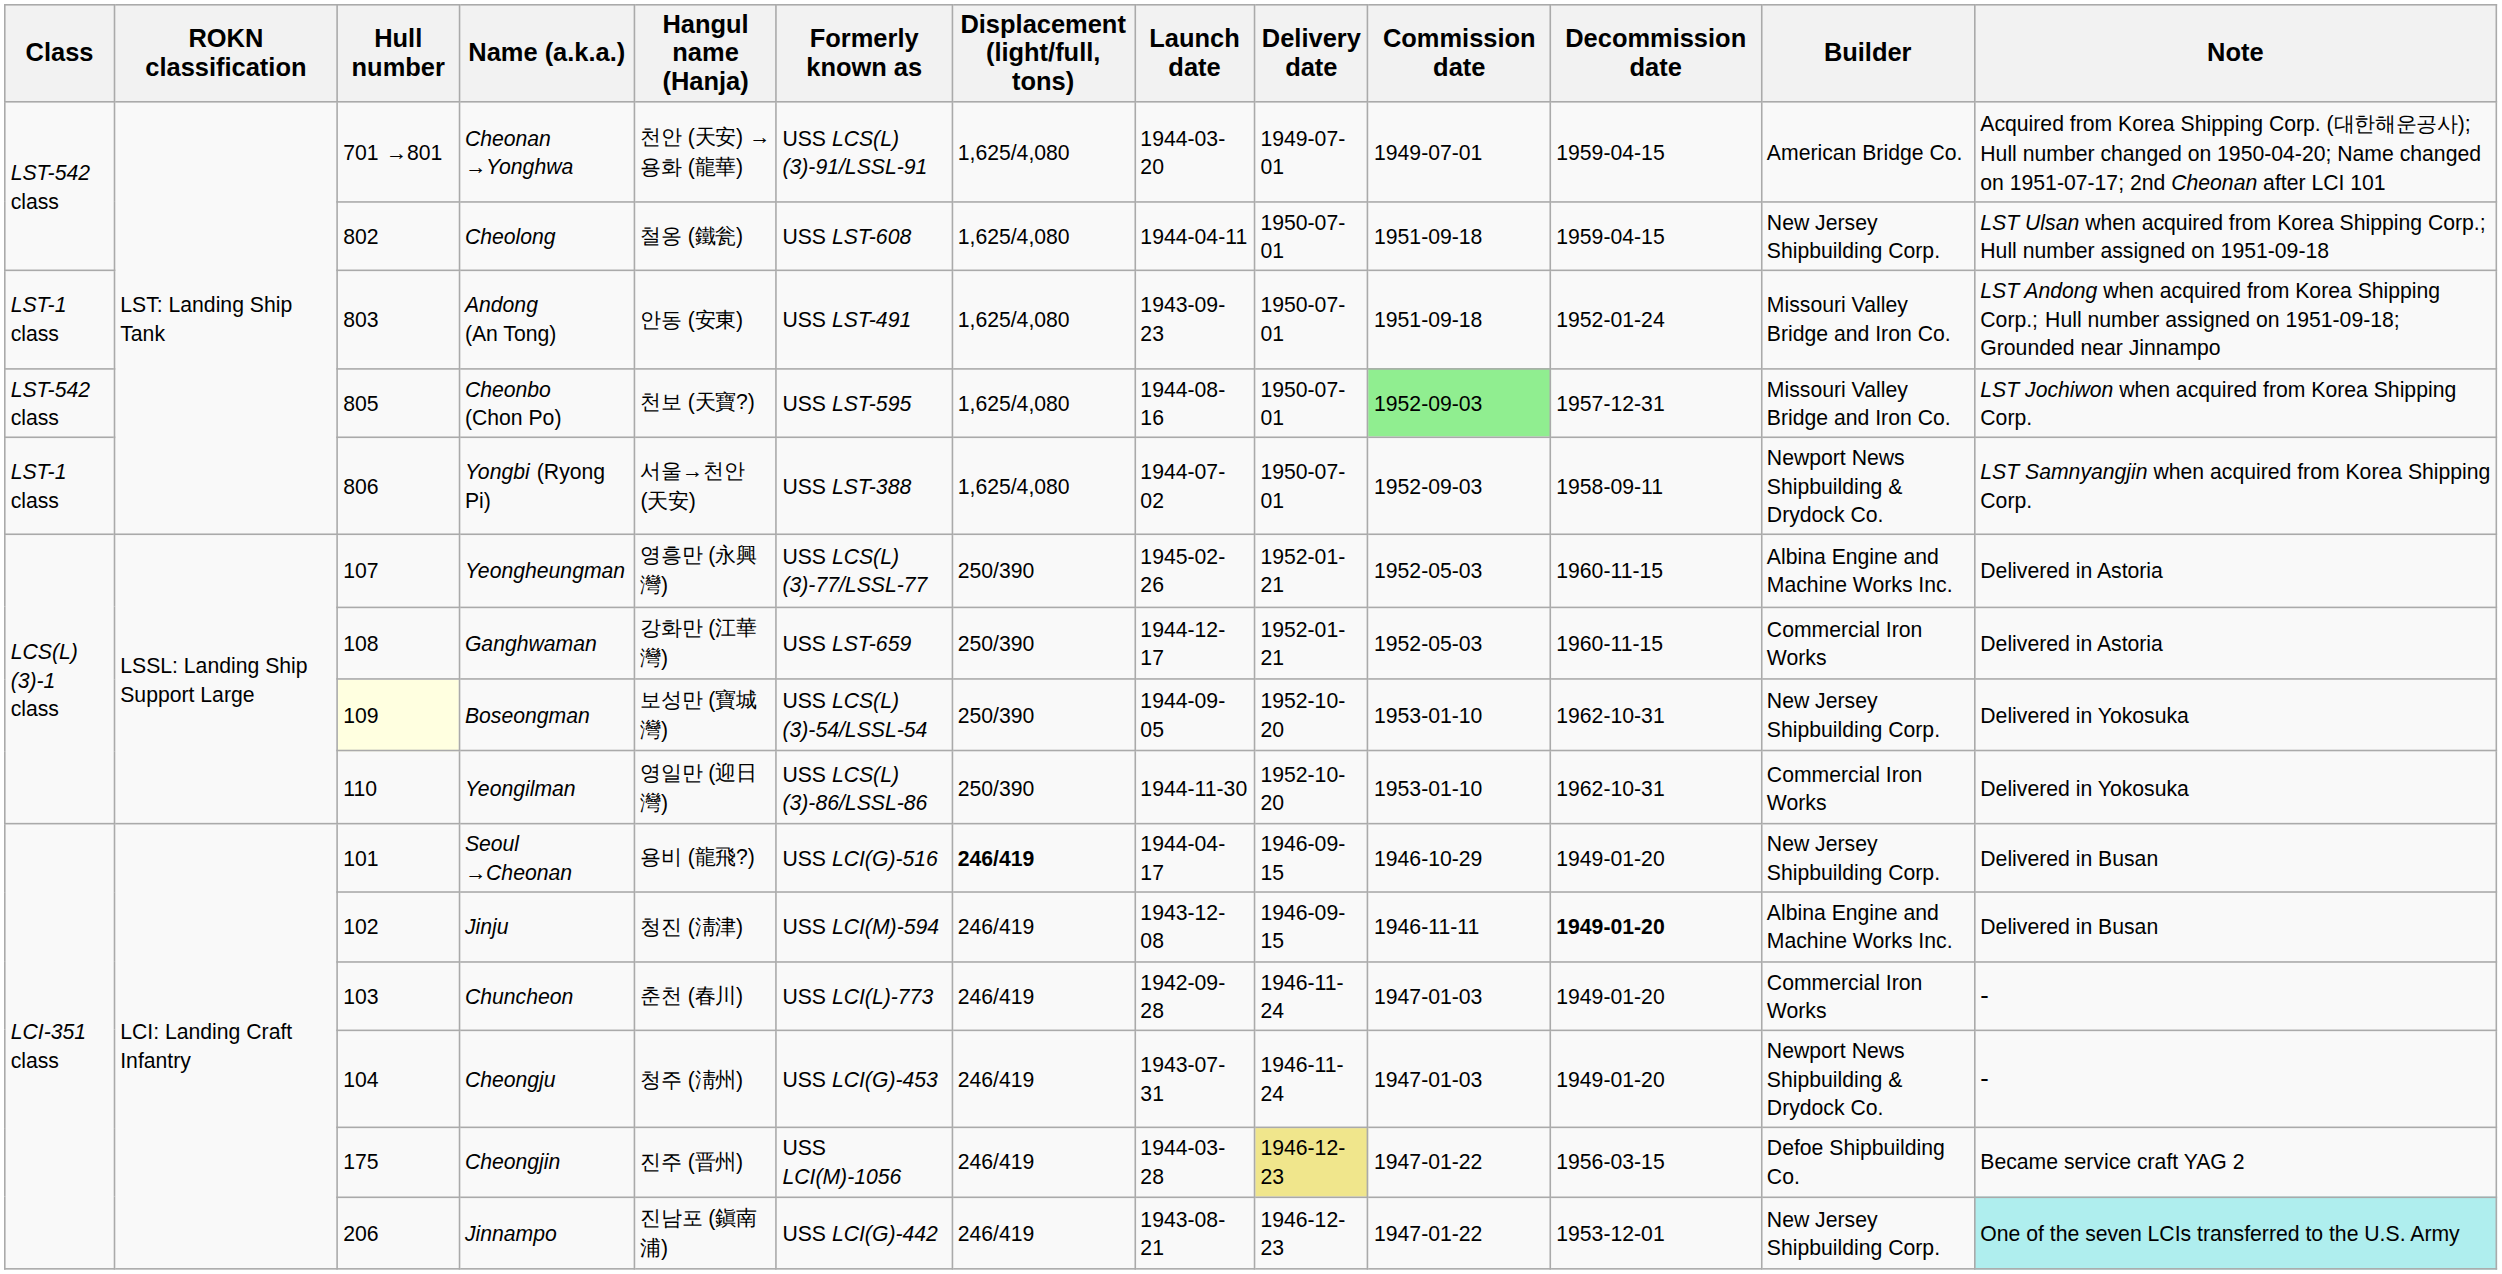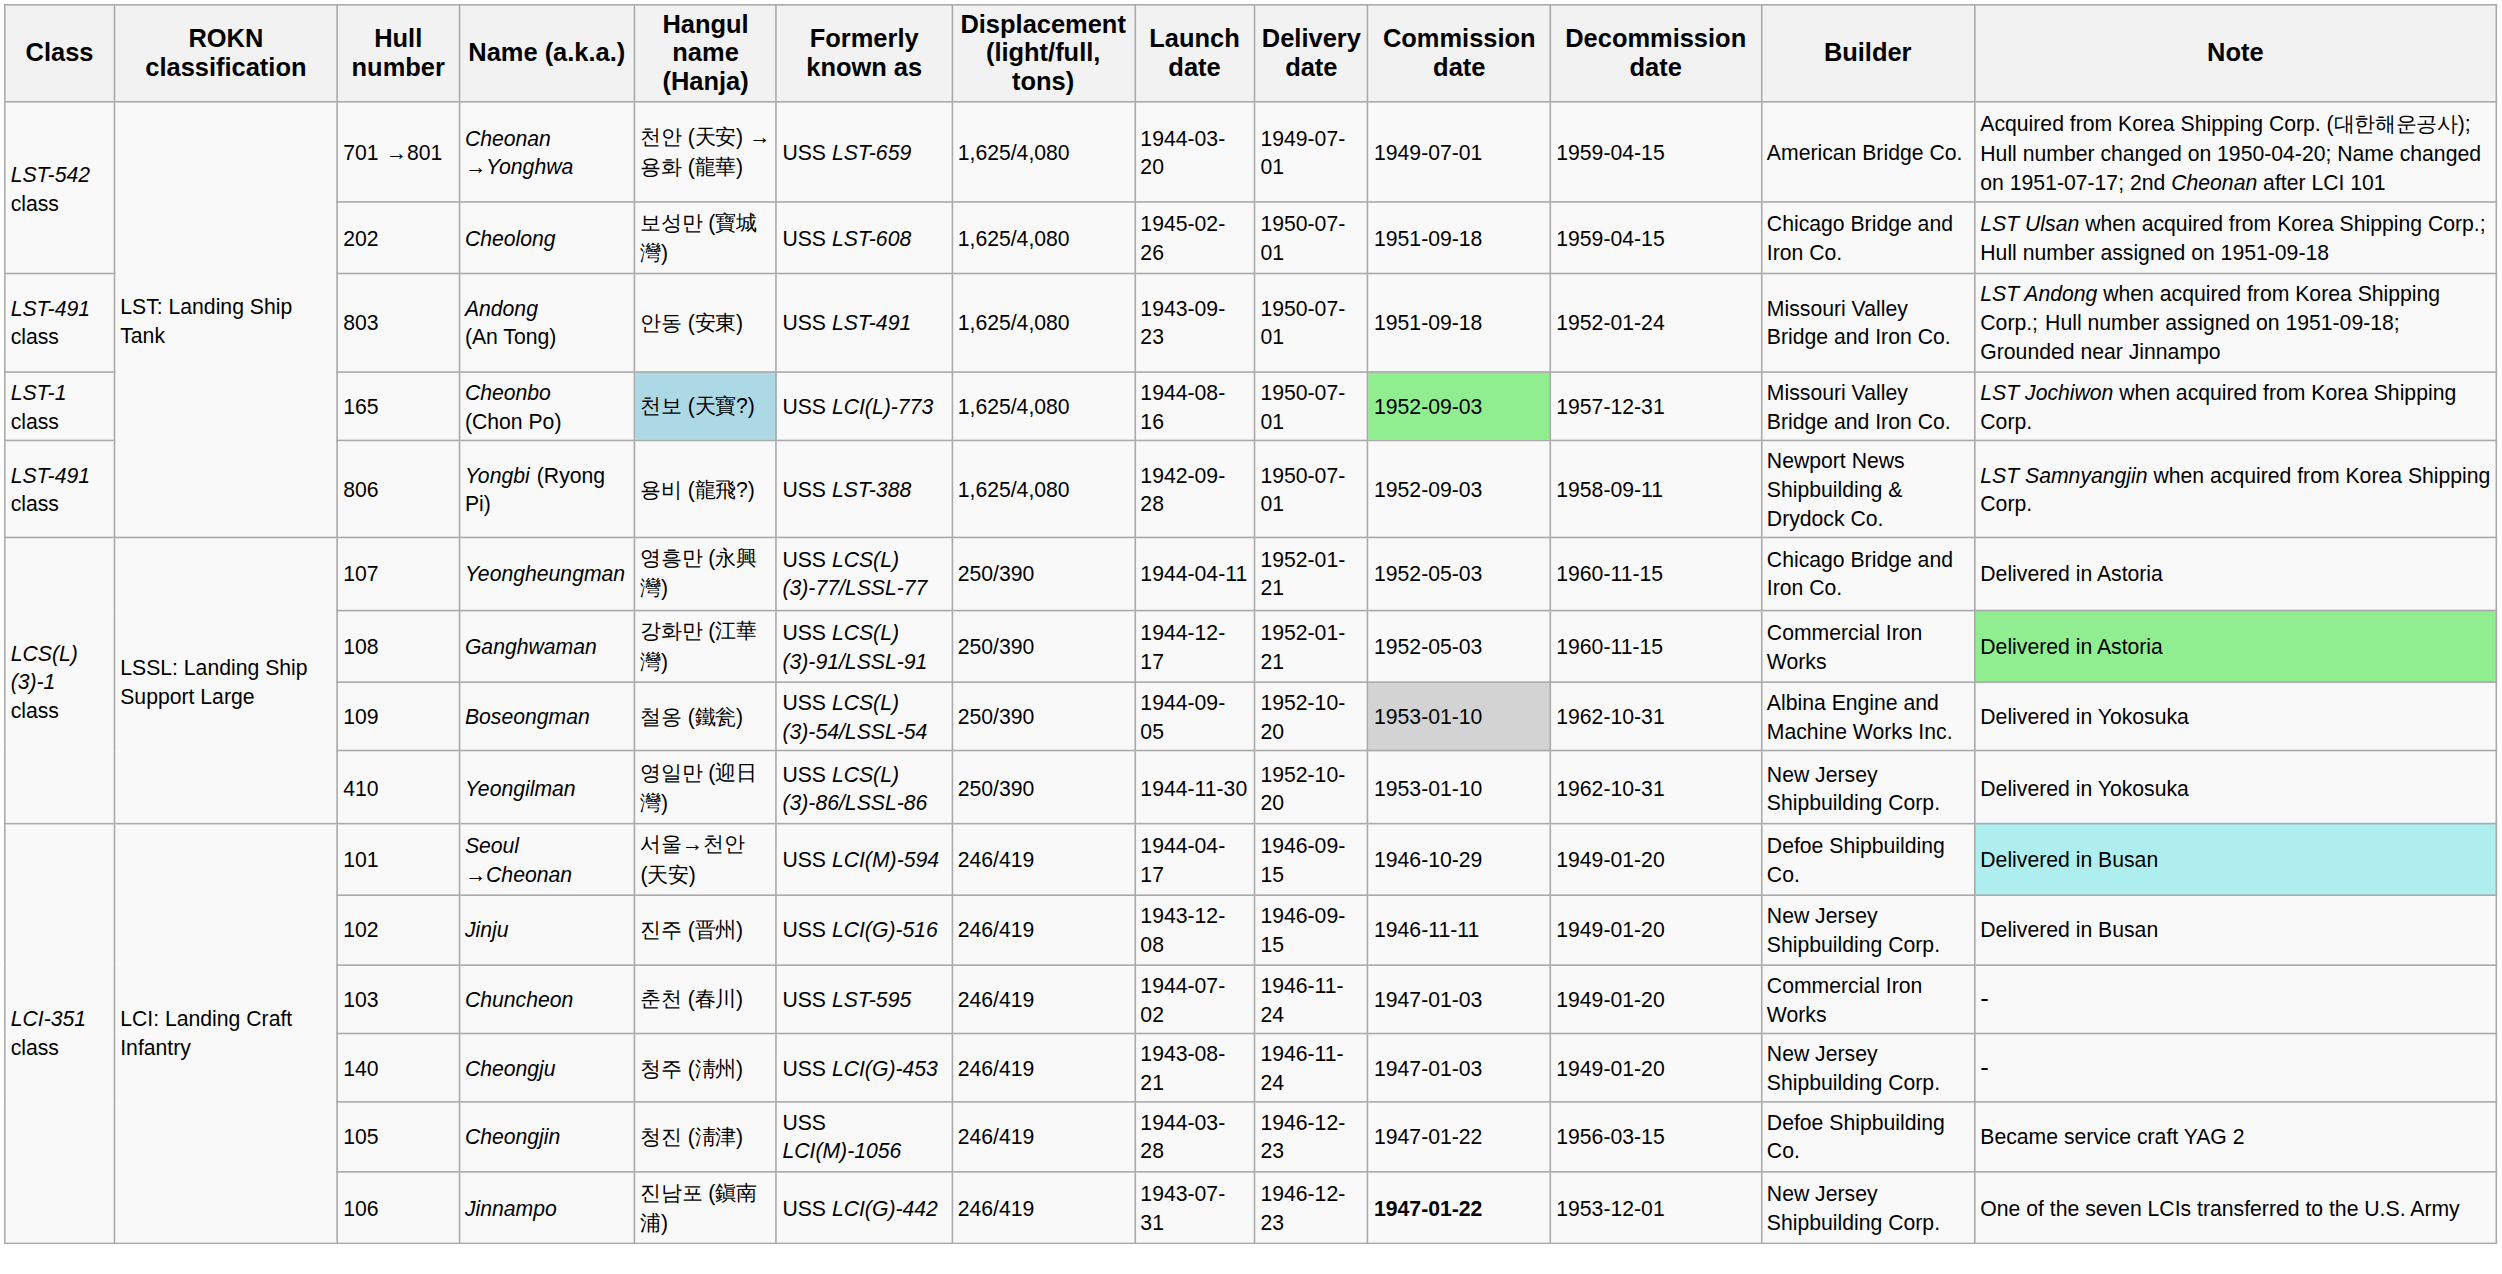(855, 153) USS LCS(L)(3)-91/LSSL-91 -> (847, 153) USS LST-659
(361, 237) 802 -> (361, 238) 202
(692, 236) 철옹 (鐵瓮) -> (699, 238) 보성만 (寶城灣)
(1194, 237) 1944-04-11 -> (1183, 238) 1945-02-26
(1853, 237) New Jersey Shipbuilding Corp. -> (1860, 238) Chicago Bridge and Iron Co.
(39, 320) LST-1 class -> (50, 323) LST-491 class
(50, 403) LST-542 class -> (39, 407) LST-1 class
(361, 403) 805 -> (361, 407) 165
(698, 403) no background -> (698, 406) lightblue background
(847, 403) USS LST-595 -> (858, 407) USS LCI(L)-773
(39, 487) LST-1 class -> (50, 490) LST-491 class
(692, 486) 서울→천안 (天安) -> (698, 489) 용비 (龍飛?)
(1183, 487) 1944-07-02 -> (1183, 490) 1942-09-28
(1183, 572) 1945-02-26 -> (1194, 575) 1944-04-11
(1860, 572) Albina Engine and Machine Works Inc. -> (1860, 575) Chicago Bridge and Iron Co.
(847, 644) USS LST-659 -> (855, 647) USS LCS(L)(3)-91/LSSL-91
(2072, 644) no background -> (2072, 647) lightgreen background
(361, 716) lightyellow background -> (361, 717) no background
(699, 715) 보성만 (寶城灣) -> (692, 717) 철옹 (鐵瓮)
(1428, 716) no background -> (1428, 717) lightgrey background
(1853, 716) New Jersey Shipbuilding Corp. -> (1860, 717) Albina Engine and Machine Works Inc.
(360, 788) 110 -> (361, 788) 410
(1845, 788) Commercial Iron Works -> (1853, 788) New Jersey Shipbuilding Corp.
(698, 858) 용비 (龍飛?) -> (692, 859) 서울→천안 (天安)
(860, 859) USS LCI(G)-516 -> (861, 860) USS LCI(M)-594
(996, 857) bold -> (996, 860) normal
(1853, 859) New Jersey Shipbuilding Corp. -> (1856, 860) Defoe Shipbuilding Co.
(2069, 859) no background -> (2069, 860) paleturquoise background
(692, 927) 청진 (淸津) -> (692, 930) 진주 (晋州)
(861, 927) USS LCI(M)-594 -> (860, 931) USS LCI(G)-516
(1610, 926) bold -> (1610, 931) normal
(1860, 927) Albina Engine and Machine Works Inc. -> (1853, 931) New Jersey Shipbuilding Corp.
(858, 996) USS LCI(L)-773 -> (847, 1000) USS LST-595
(1183, 996) 1942-09-28 -> (1183, 1000) 1944-07-02
(361, 1080) 104 -> (361, 1069) 140
(1183, 1080) 1943-07-31 -> (1183, 1069) 1943-08-21
(1836, 1080) Newport News Shipbuilding & Drydock Co. -> (1853, 1069) New Jersey Shipbuilding Corp.
(361, 1163) 175 -> (361, 1138) 105
(692, 1162) 진주 (晋州) -> (692, 1137) 청진 (淸津)
(1303, 1163) khaki background -> (1303, 1138) no background
(361, 1234) 206 -> (361, 1208) 106
(1183, 1234) 1943-08-21 -> (1183, 1208) 1943-07-31
(1428, 1234) normal -> (1428, 1207) bold
(2220, 1234) paleturquoise background -> (2220, 1208) no background
